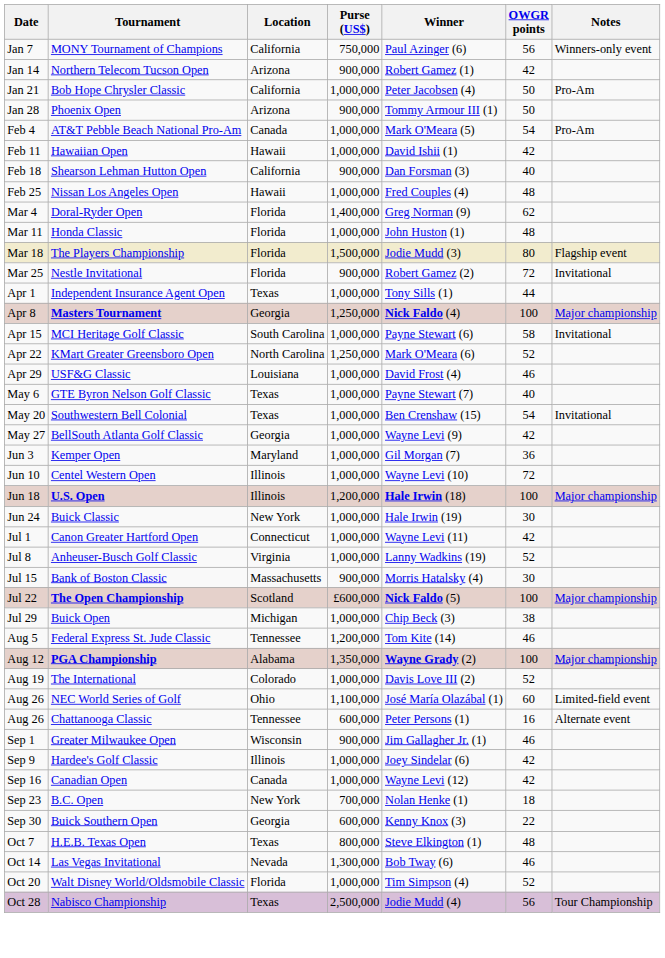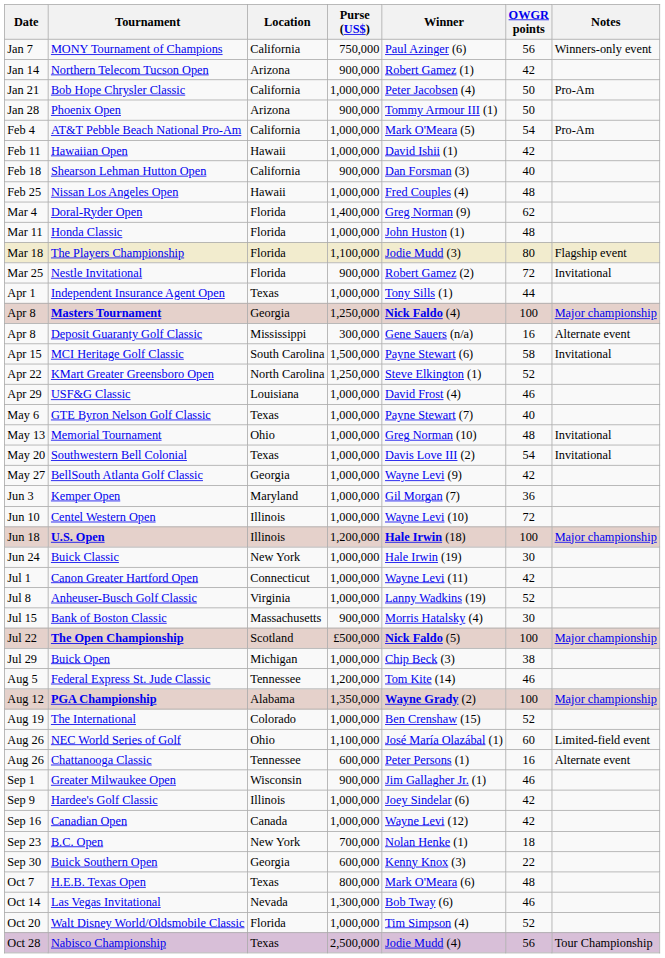(269, 130) Canada -> (275, 130) California
(355, 252) 1,500,000 -> (355, 252) 1,100,000
+ row: (127, 333)
(355, 333) 1,000,000 -> (355, 354) 1,500,000
(430, 354) Mark O'Meara (6) -> (433, 374) Steve Elkington (1)
+ row: (106, 435)
(433, 415) Ben Crenshaw (15) -> (430, 455) Davis Love III (2)
(356, 597) £600,000 -> (356, 638) £500,000
(430, 679) Davis Love III (2) -> (433, 719) Ben Crenshaw (15)
(433, 841) Steve Elkington (1) -> (430, 882) Mark O'Meara (6)
